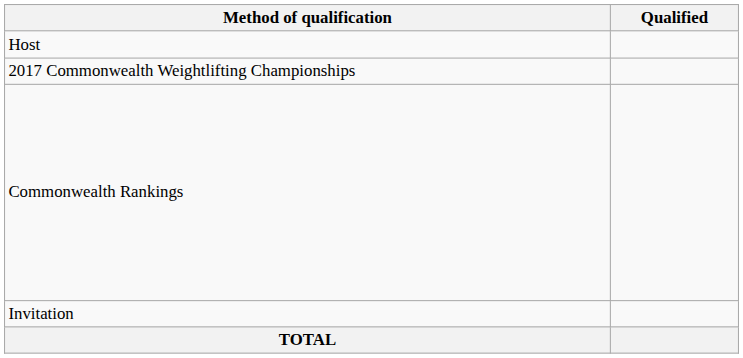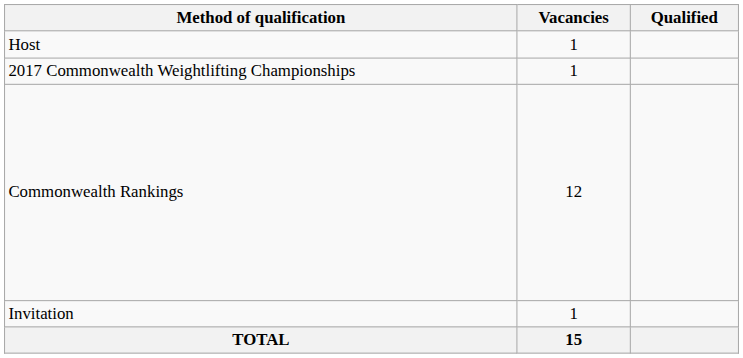+ column: (574, 17)
